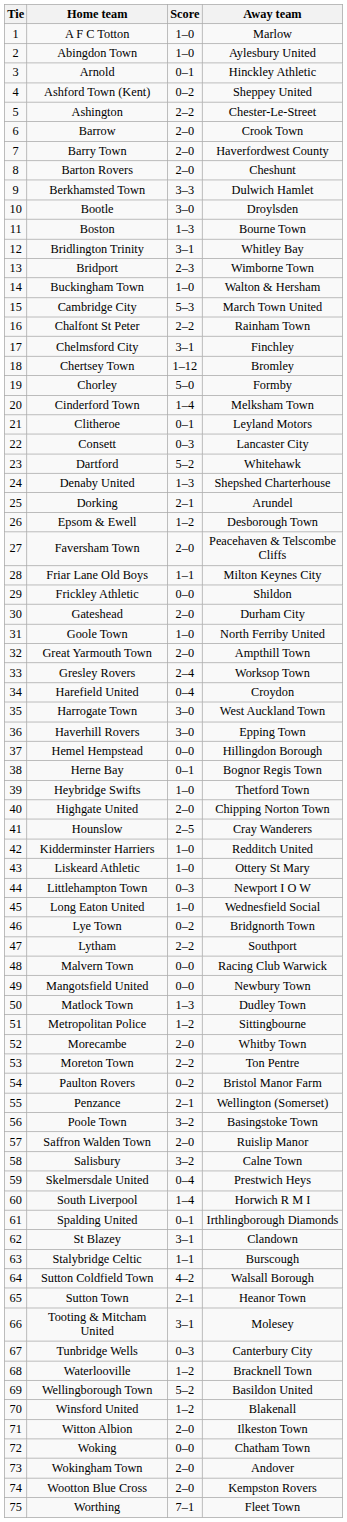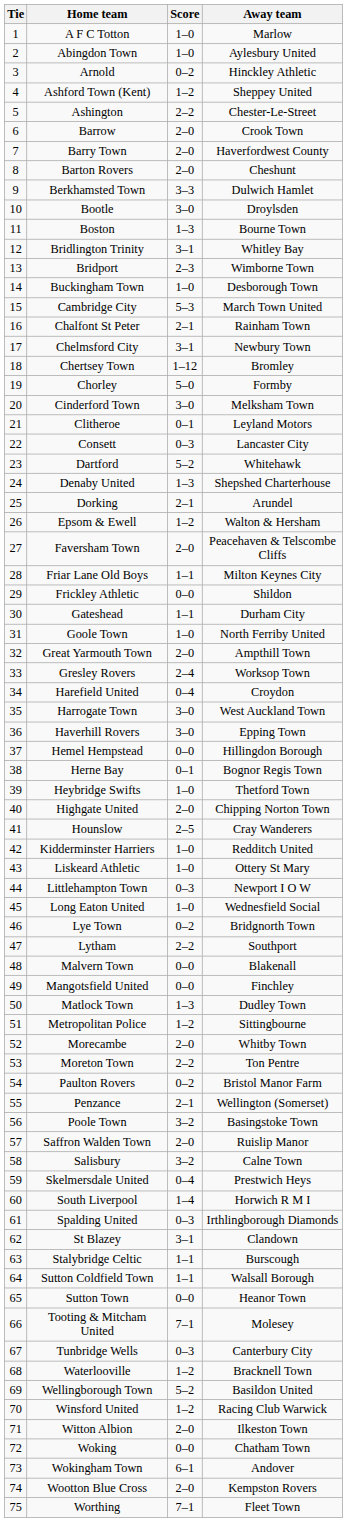(185, 72) 0–1 -> (185, 72) 0–2
(185, 92) 0–2 -> (185, 92) 1–2
(272, 287) Walton & Hersham -> (272, 287) Desborough Town
(185, 326) 2–2 -> (185, 326) 2–1
(272, 346) Finchley -> (272, 346) Newbury Town
(185, 405) 1–4 -> (185, 405) 3–0
(272, 522) Desborough Town -> (272, 522) Walton & Hersham
(185, 614) 2–0 -> (185, 614) 1–1
(272, 965) Racing Club Warwick -> (272, 965) Blakenall
(272, 985) Newbury Town -> (272, 985) Finchley
(185, 1219) 0–1 -> (185, 1219) 0–3
(185, 1278) 4–2 -> (185, 1278) 1–1
(185, 1298) 2–1 -> (185, 1298) 0–0
(185, 1324) 3–1 -> (185, 1324) 7–1
(272, 1409) Blakenall -> (272, 1409) Racing Club Warwick
(185, 1468) 2–0 -> (185, 1468) 6–1
